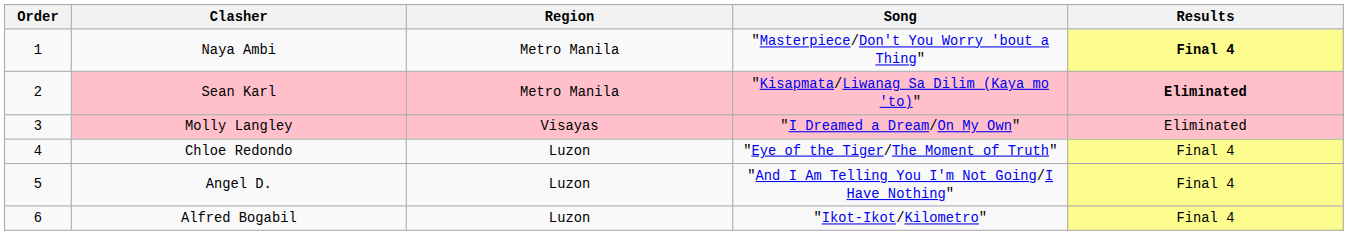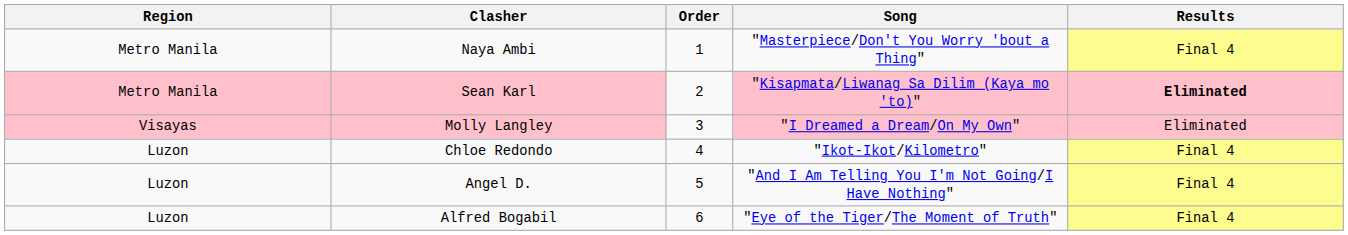columns swapped: (38, 17) <-> (570, 17)
(1205, 50) bold -> (1205, 50) normal
(900, 151) "Eye of the Tiger/The Moment of Truth" -> (900, 151) "Ikot-Ikot/Kilometro"
(900, 218) "Ikot-Ikot/Kilometro" -> (900, 218) "Eye of the Tiger/The Moment of Truth"
